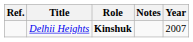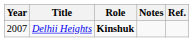columns swapped: (176, 12) <-> (16, 12)
